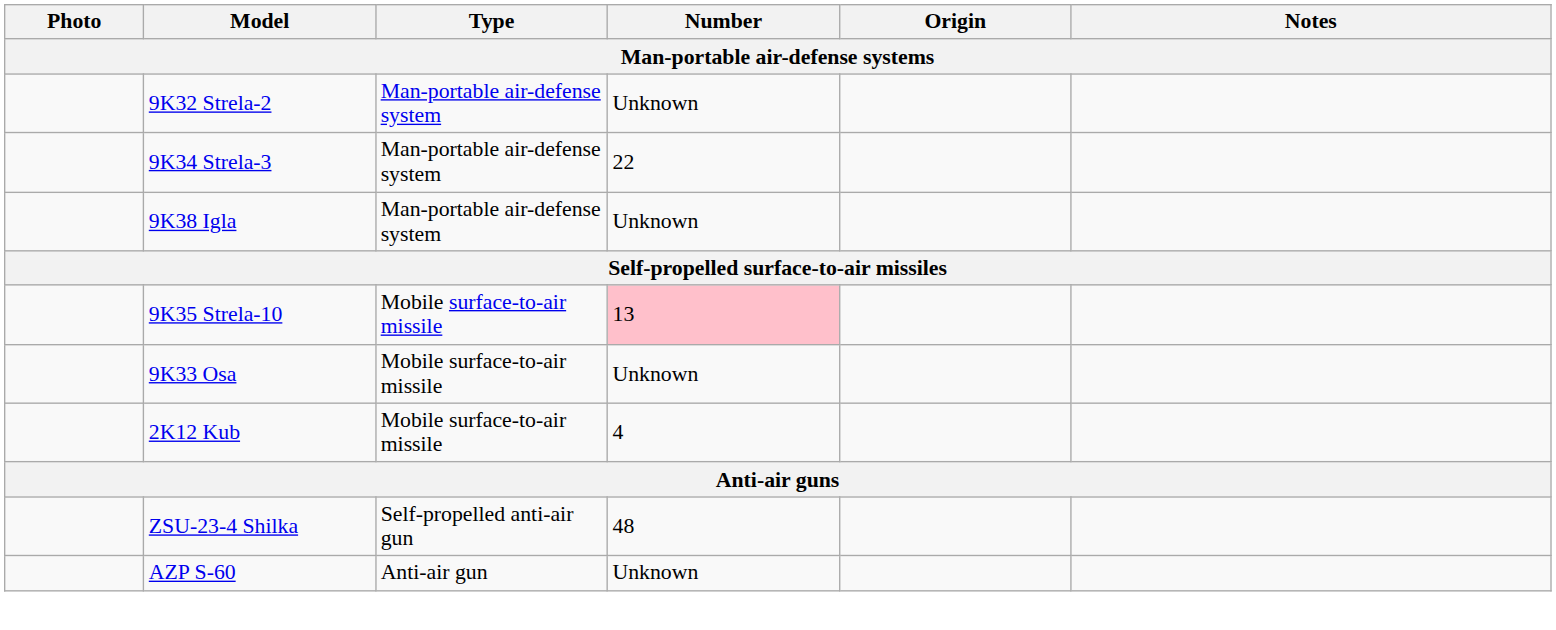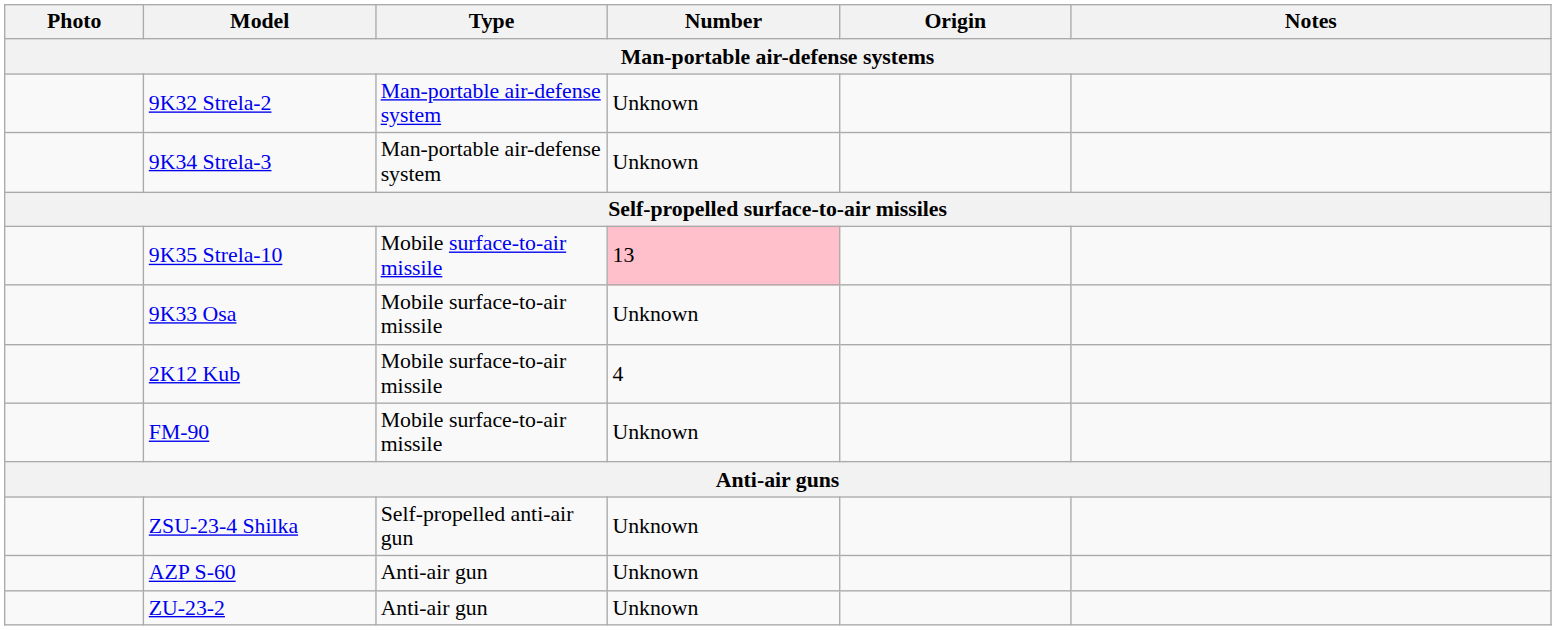(623, 162) 22 -> (655, 162) Unknown
- row: (193, 220)
+ row: (179, 432)
(623, 525) 48 -> (655, 525) Unknown
+ row: (187, 607)
